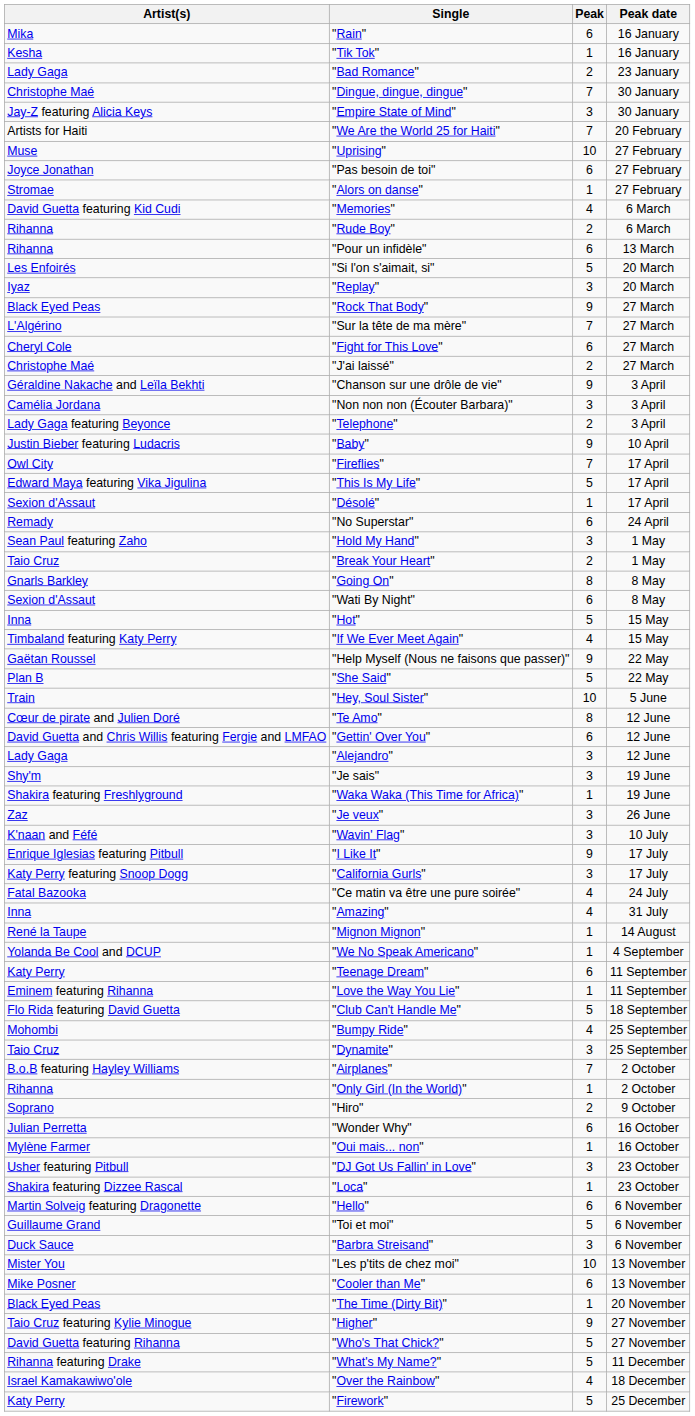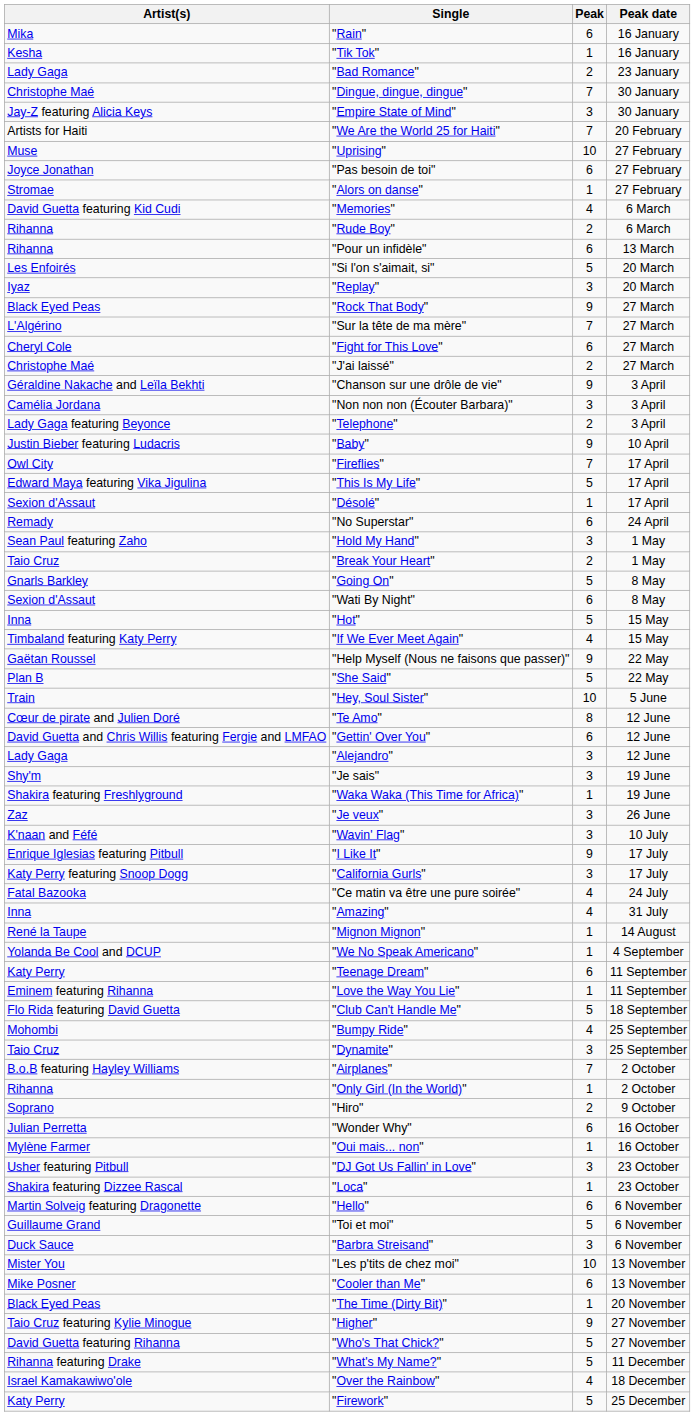(590, 580) 8 -> (590, 580) 5
